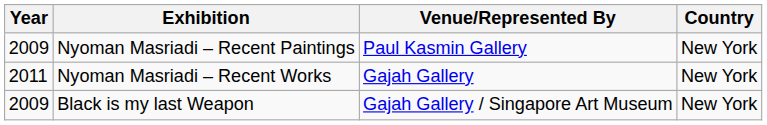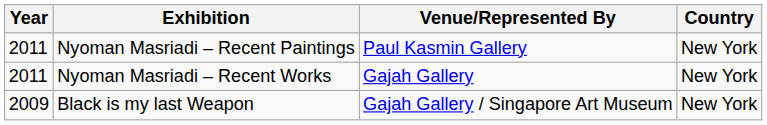(29, 47) 2009 -> (28, 47) 2011
